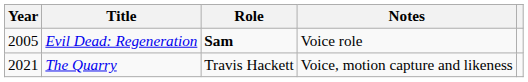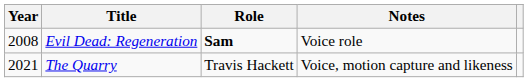(23, 40) 2005 -> (23, 40) 2008
